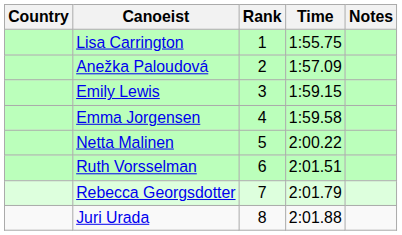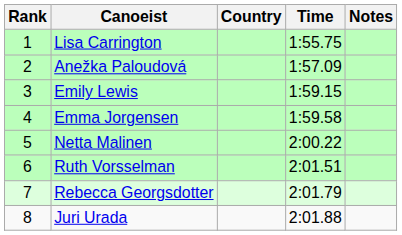columns swapped: (262, 17) <-> (39, 17)
